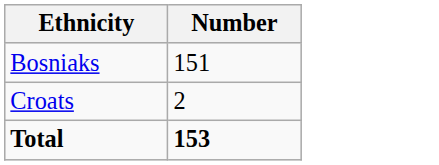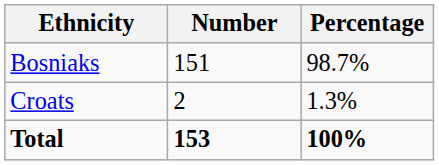+ column: (367, 23)
